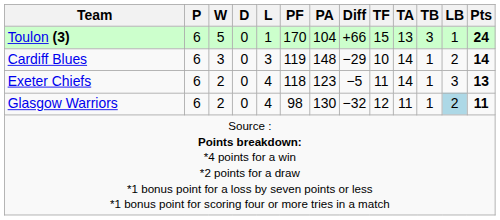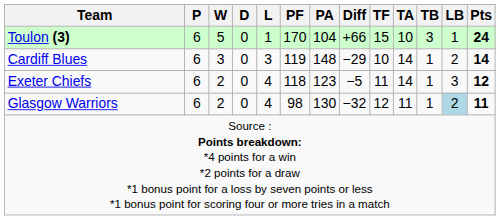(405, 37) 13 -> (405, 37) 10
(481, 81) 13 -> (481, 81) 12
